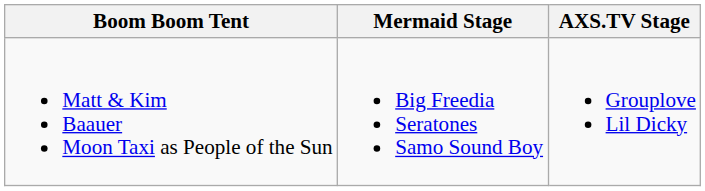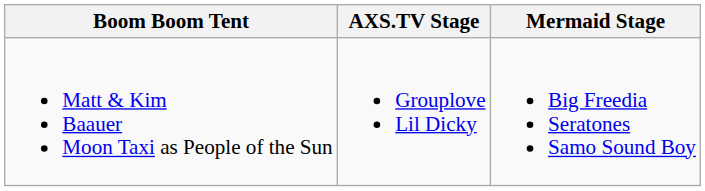columns swapped: (624, 21) <-> (443, 21)
